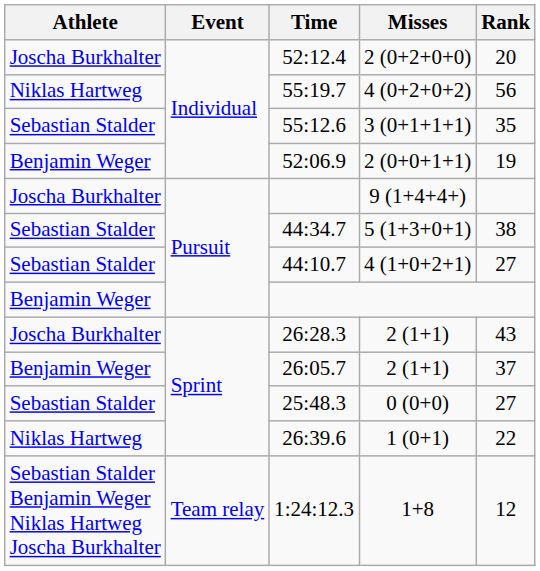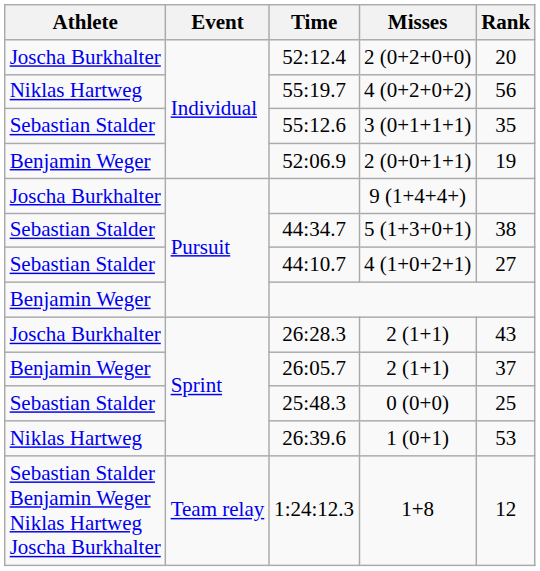(506, 403) 27 -> (506, 403) 25
(506, 438) 22 -> (506, 438) 53
